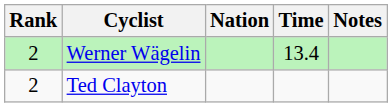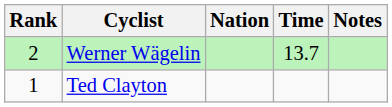(301, 53) 13.4 -> (301, 53) 13.7
(33, 85) 2 -> (33, 85) 1
